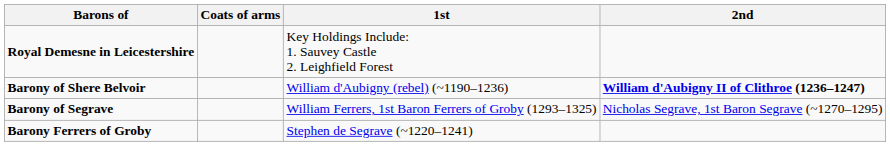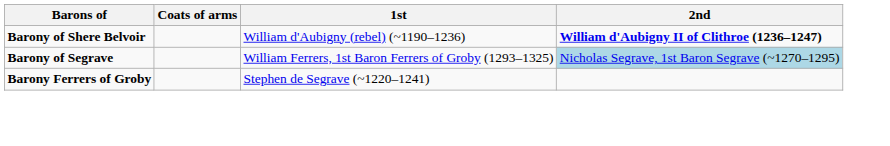- row: (101, 51)
(743, 109) no background -> (700, 57) lightblue background
